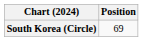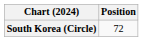(118, 28) 69 -> (118, 28) 72
